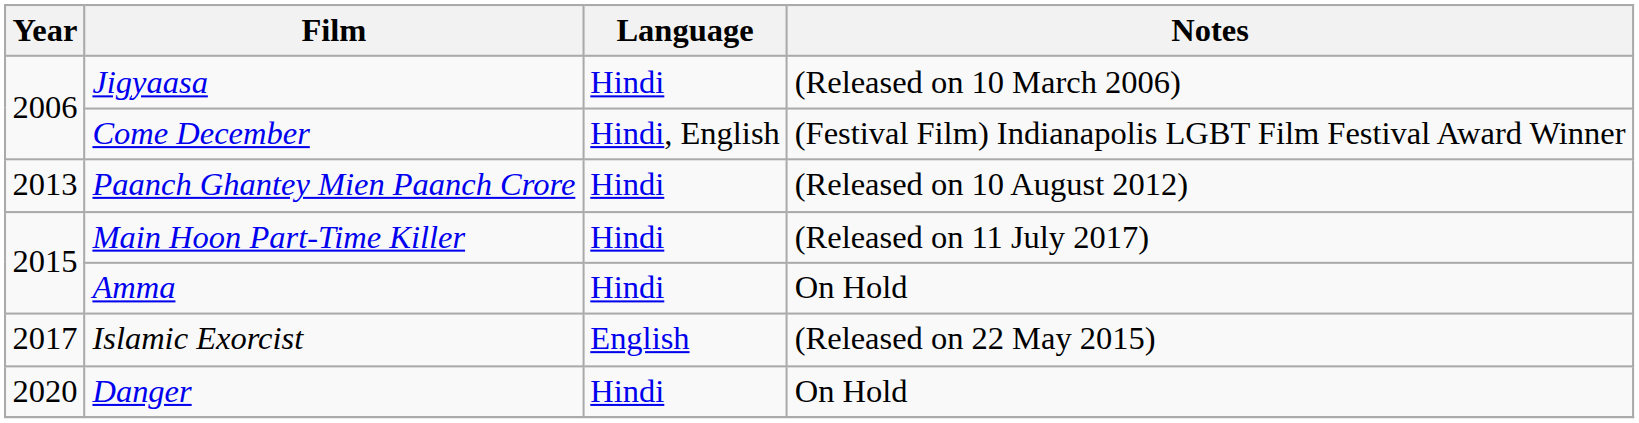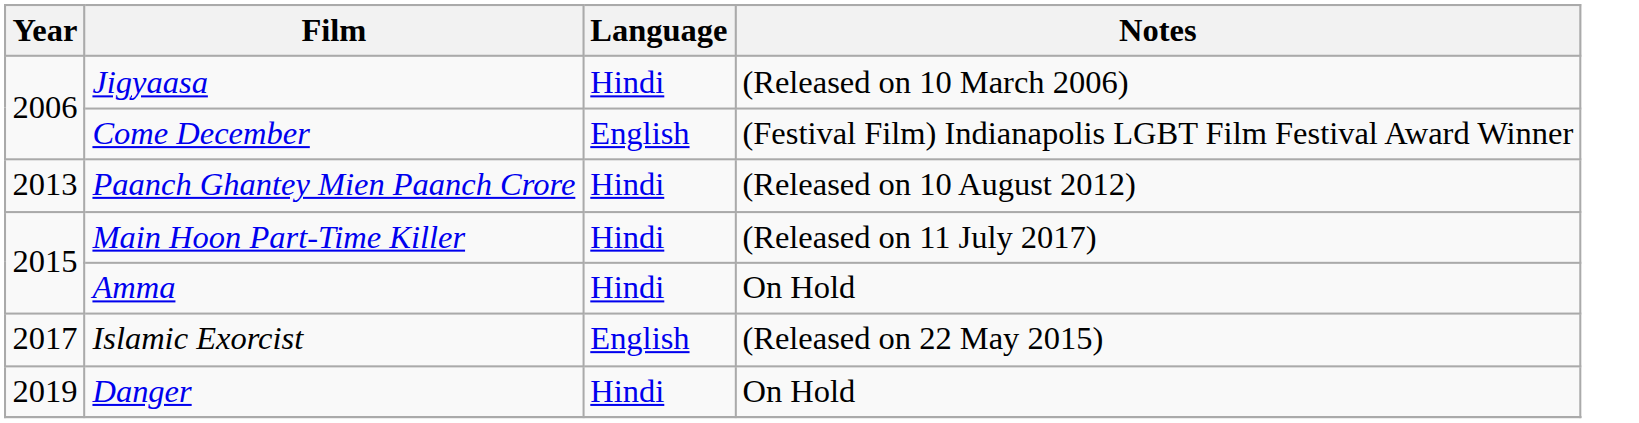(685, 133) Hindi, English -> (640, 133) English
(45, 390) 2020 -> (45, 390) 2019
